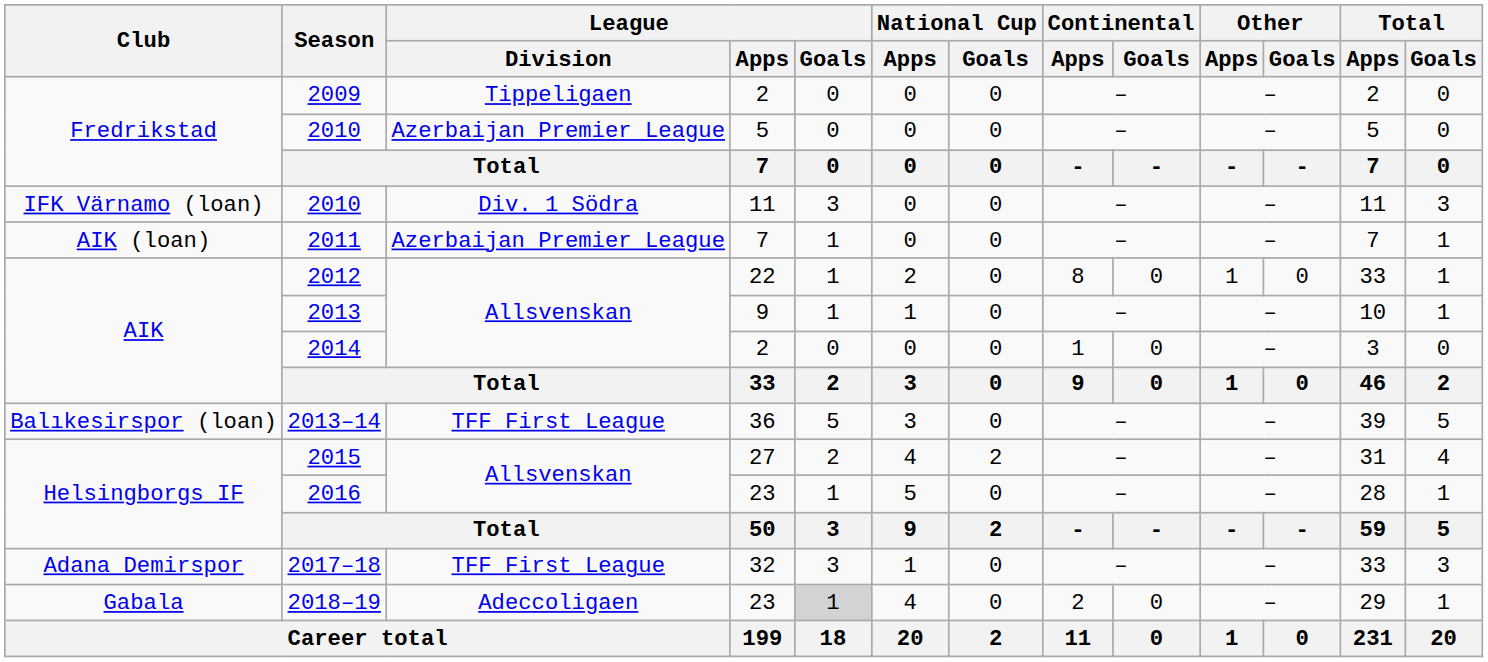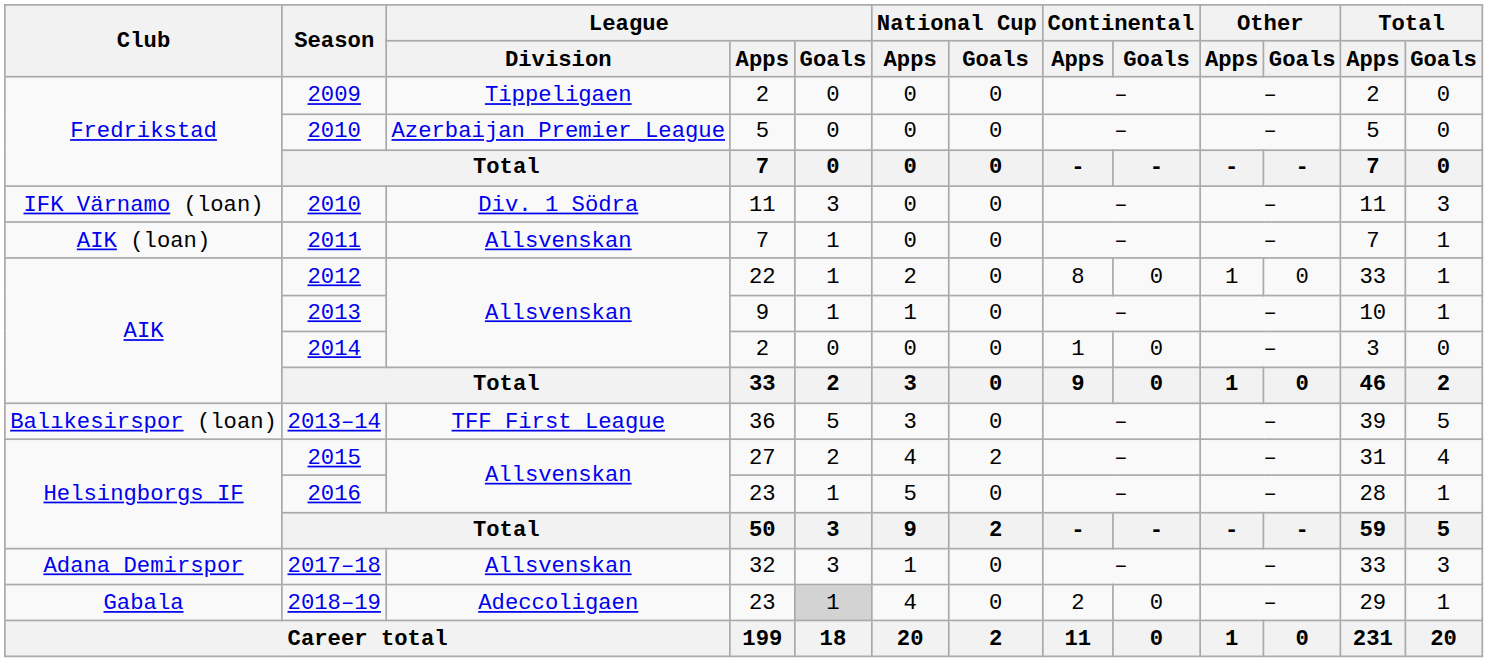(558, 240) Azerbaijan Premier League -> (558, 240) Allsvenskan
(558, 566) TFF First League -> (558, 566) Allsvenskan
